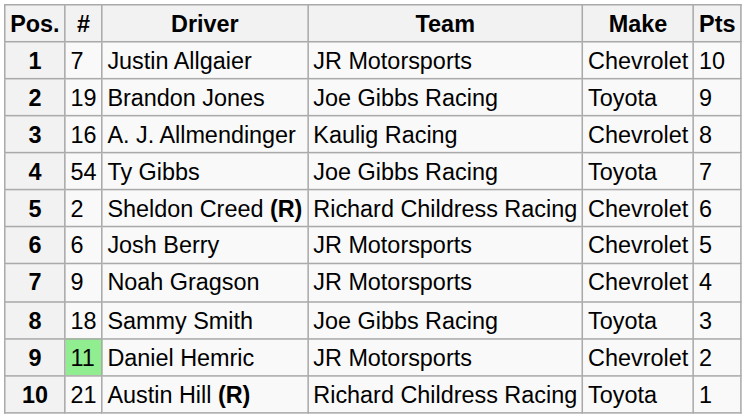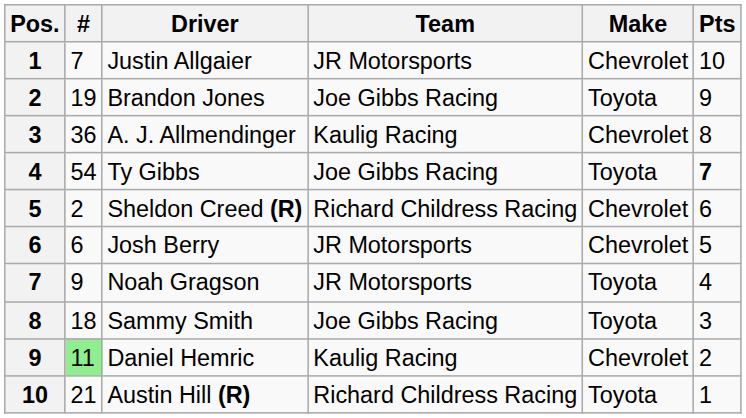(84, 135) 16 -> (84, 135) 36
(706, 172) normal -> (706, 172) bold
(638, 283) Chevrolet -> (623, 283) Toyota
(393, 357) JR Motorsports -> (385, 357) Kaulig Racing
